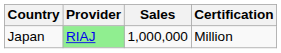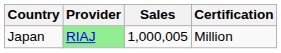(158, 36) 1,000,000 -> (158, 36) 1,000,005
